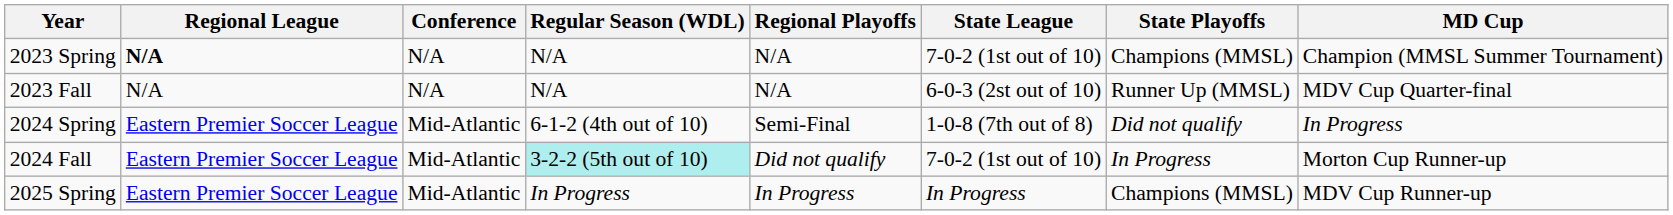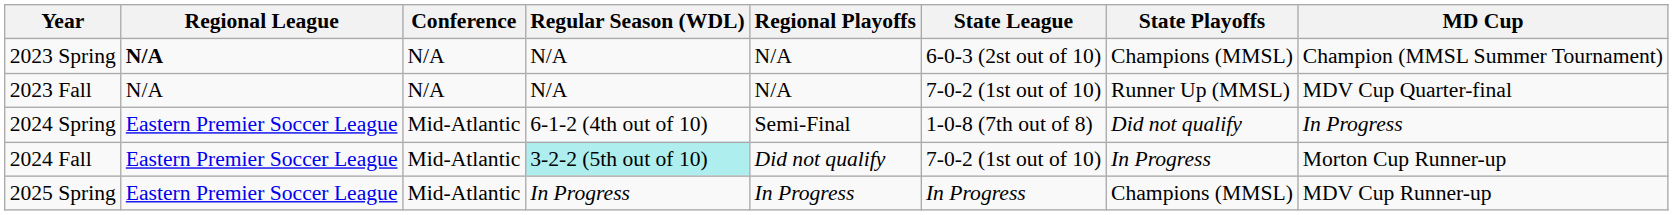(1013, 55) 7-0-2 (1st out of 10) -> (1013, 55) 6-0-3 (2st out of 10)
(1013, 90) 6-0-3 (2st out of 10) -> (1013, 90) 7-0-2 (1st out of 10)
